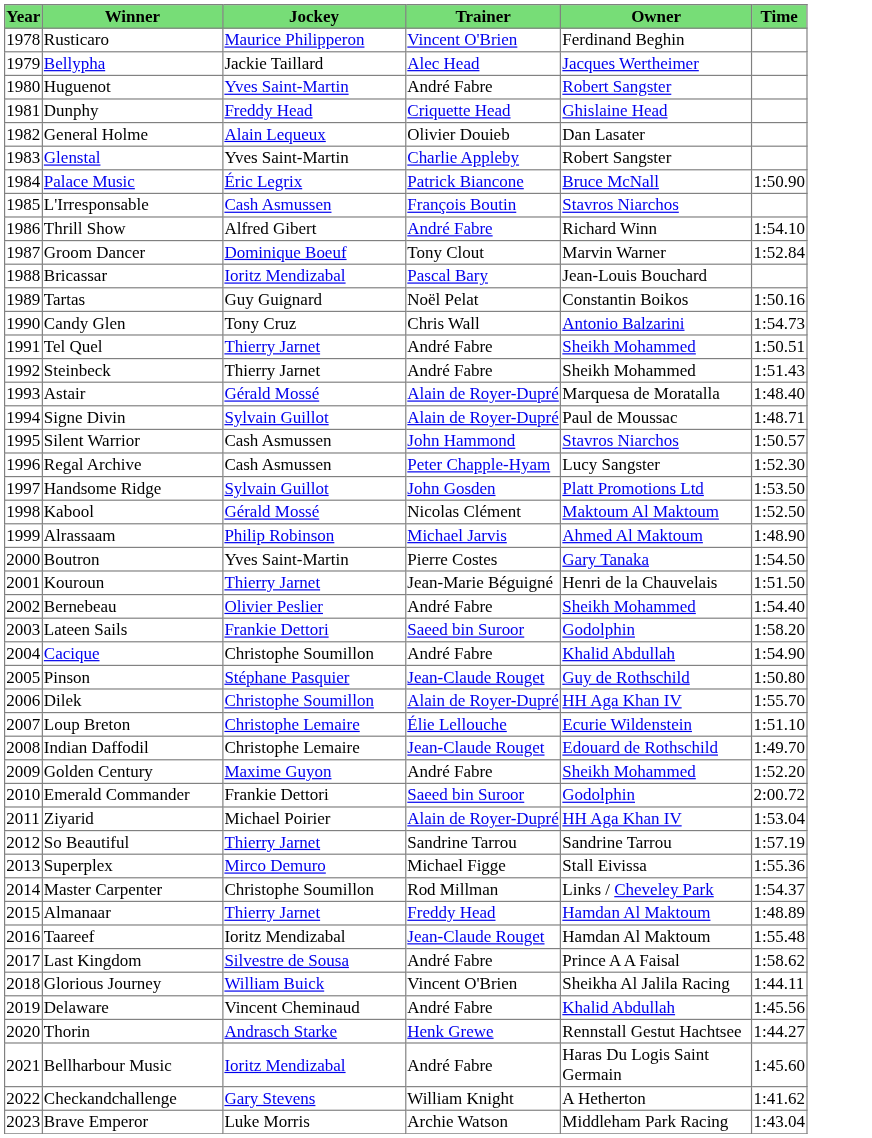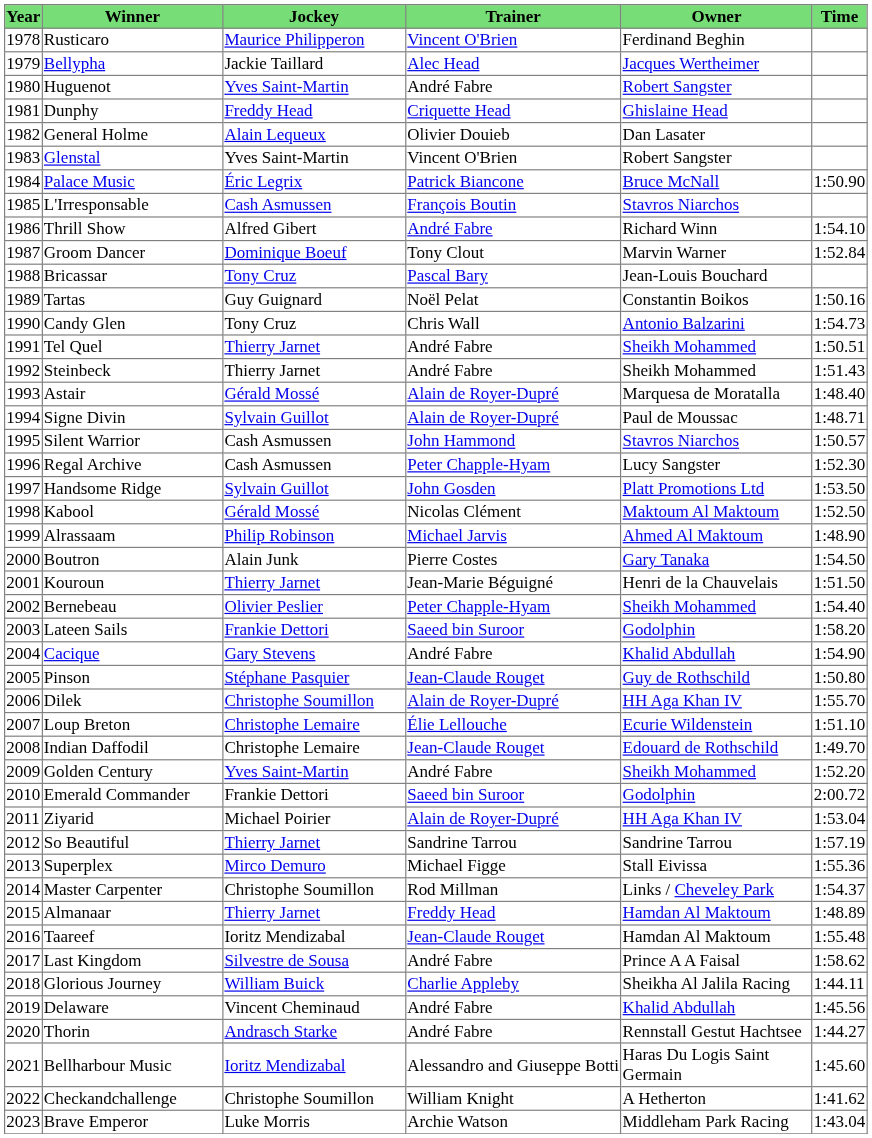(463, 157) Charlie Appleby -> (462, 157) Vincent O'Brien
(285, 275) Ioritz Mendizabal -> (260, 275) Tony Cruz
(287, 559) Yves Saint-Martin -> (261, 559) Alain Junk
(450, 606) André Fabre -> (479, 606) Peter Chapple-Hyam
(299, 653) Christophe Soumillon -> (270, 653) Gary Stevens
(278, 771) Maxime Guyon -> (287, 771) Yves Saint-Martin
(462, 983) Vincent O'Brien -> (463, 983) Charlie Appleby
(450, 1031) Henk Grewe -> (450, 1031) André Fabre
(450, 1064) André Fabre -> (513, 1064) Alessandro and Giuseppe Botti
(270, 1098) Gary Stevens -> (299, 1098) Christophe Soumillon
